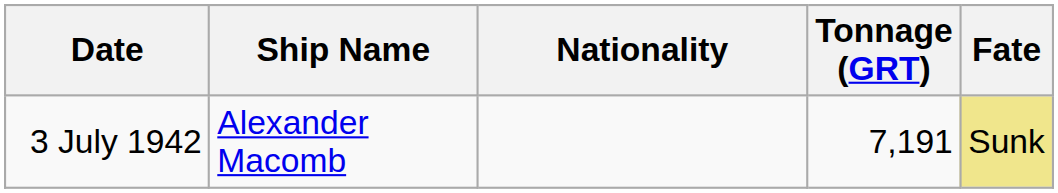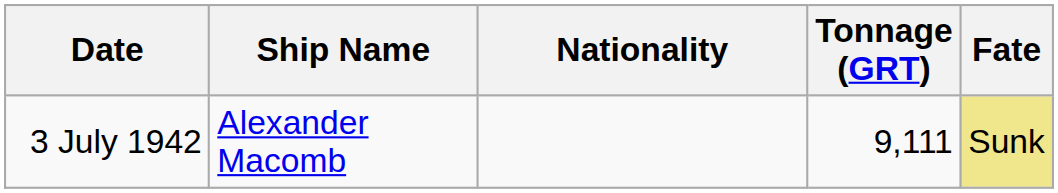(911, 141) 7,191 -> (913, 141) 9,111
